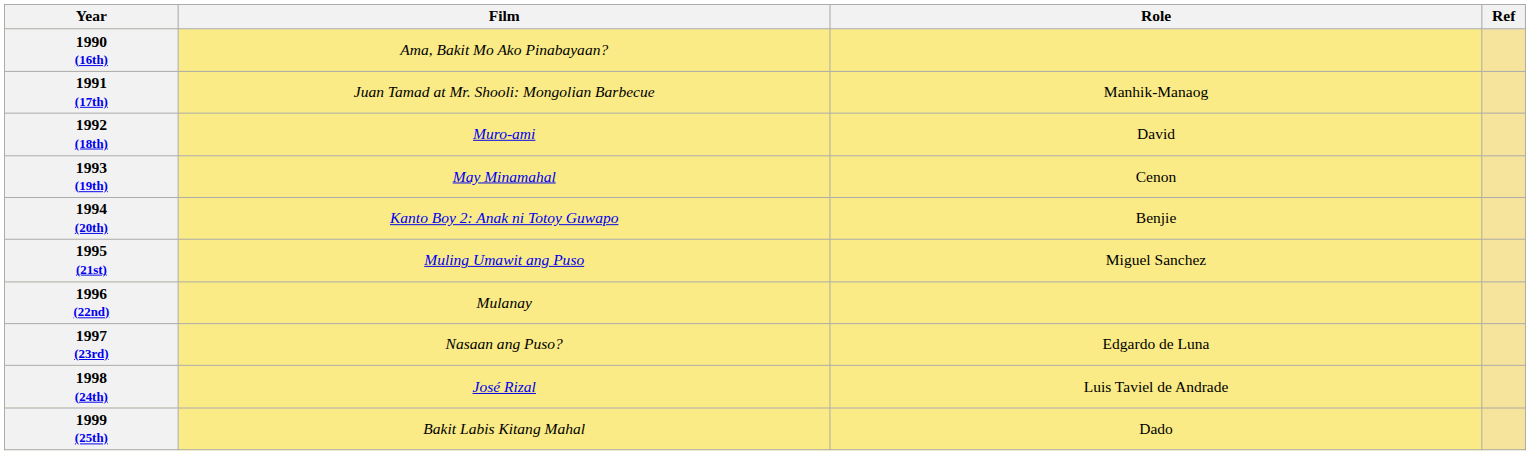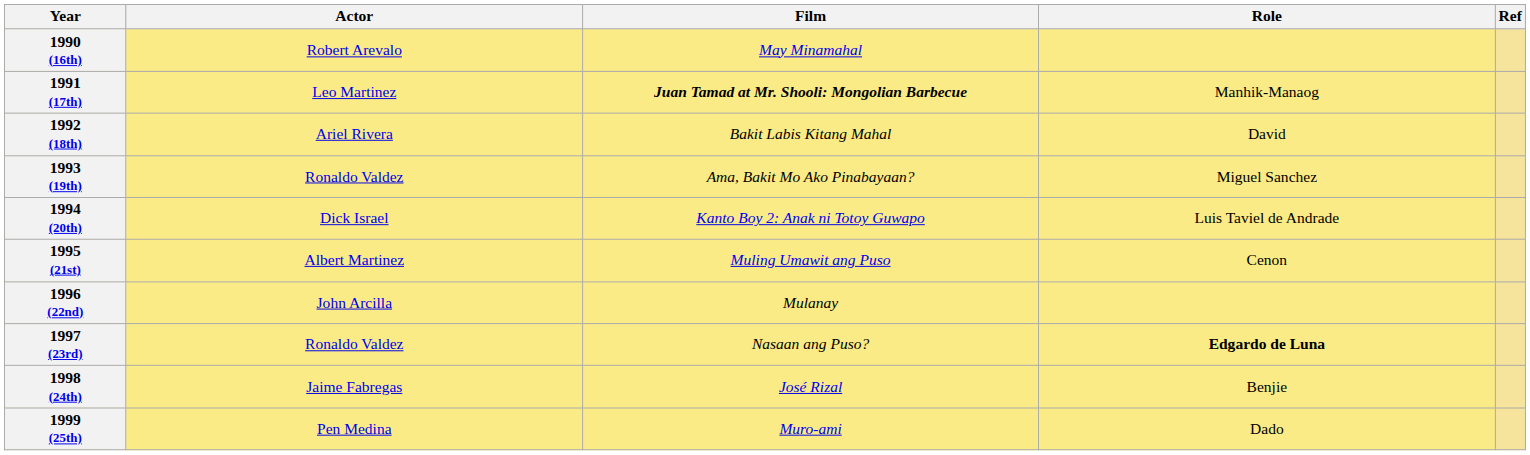+ column: (354, 16)
(504, 50) Ama, Bakit Mo Ako Pinabayaan? -> (811, 50) May Minamahal
(504, 92) normal -> (811, 92) bold
(504, 134) Muro-ami -> (811, 134) Bakit Labis Kitang Mahal
(504, 176) May Minamahal -> (811, 176) Ama, Bakit Mo Ako Pinabayaan?
(1156, 176) Cenon -> (1267, 176) Miguel Sanchez
(1156, 218) Benjie -> (1267, 218) Luis Taviel de Andrade
(1156, 260) Miguel Sanchez -> (1267, 260) Cenon
(1156, 344) normal -> (1267, 344) bold
(1156, 386) Luis Taviel de Andrade -> (1267, 386) Benjie
(504, 428) Bakit Labis Kitang Mahal -> (811, 428) Muro-ami
